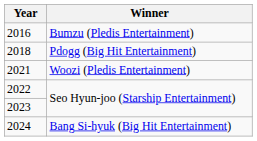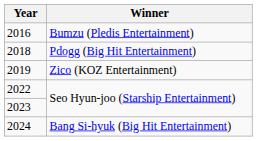+ row: (19, 70)
- row: (19, 70)
